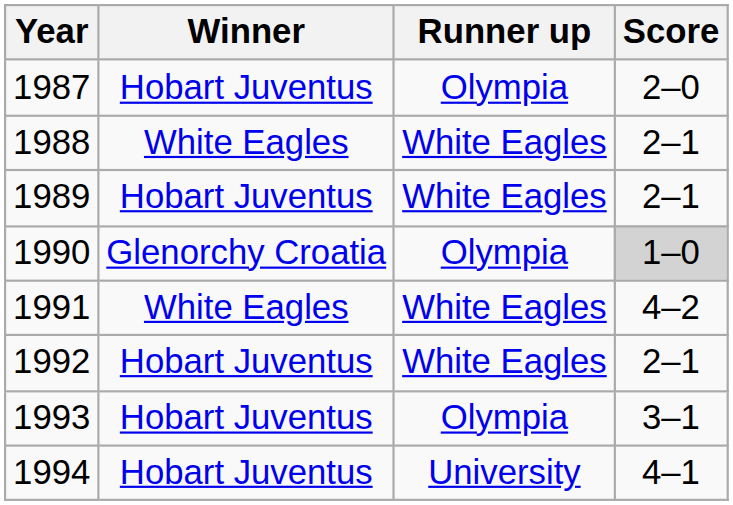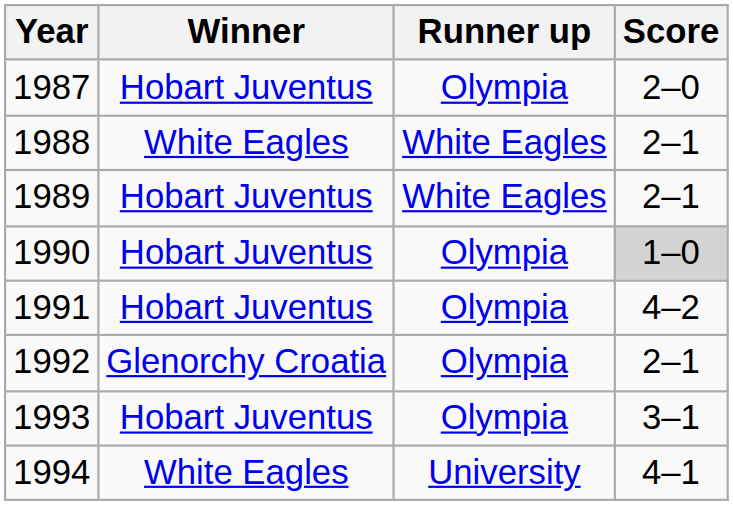(246, 252) Glenorchy Croatia -> (246, 252) Hobart Juventus
(246, 307) White Eagles -> (246, 307) Hobart Juventus
(504, 307) White Eagles -> (504, 307) Olympia
(246, 362) Hobart Juventus -> (246, 362) Glenorchy Croatia
(504, 362) White Eagles -> (504, 362) Olympia
(246, 472) Hobart Juventus -> (246, 472) White Eagles
